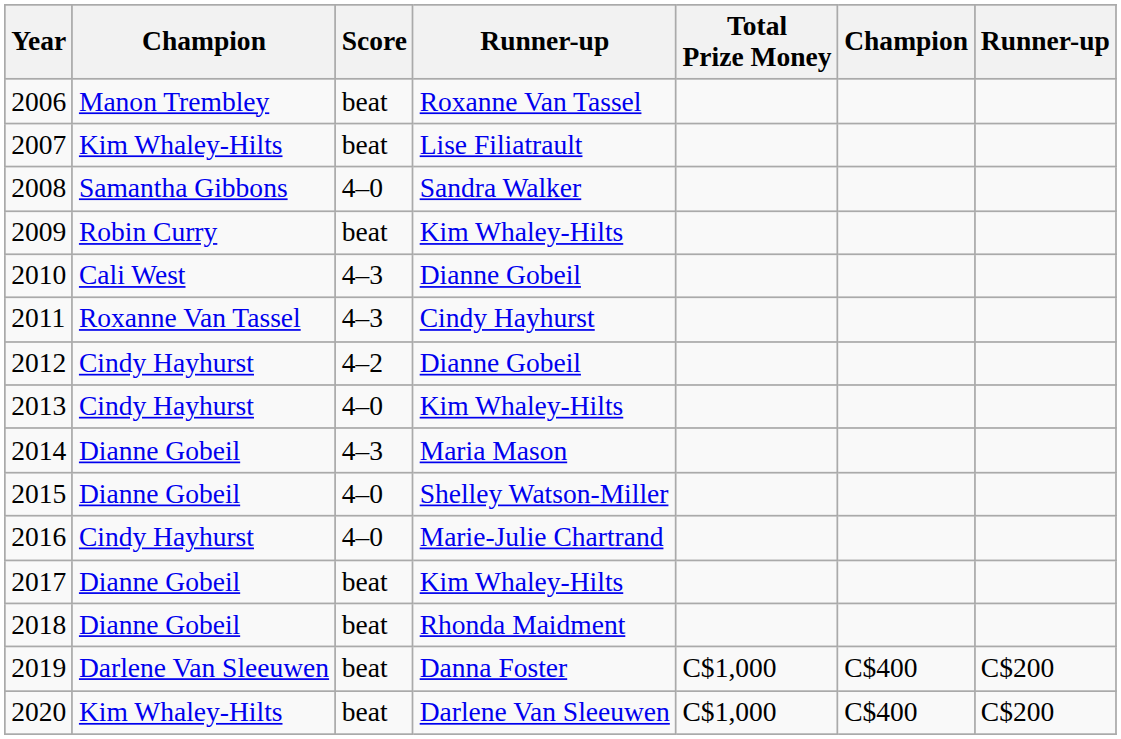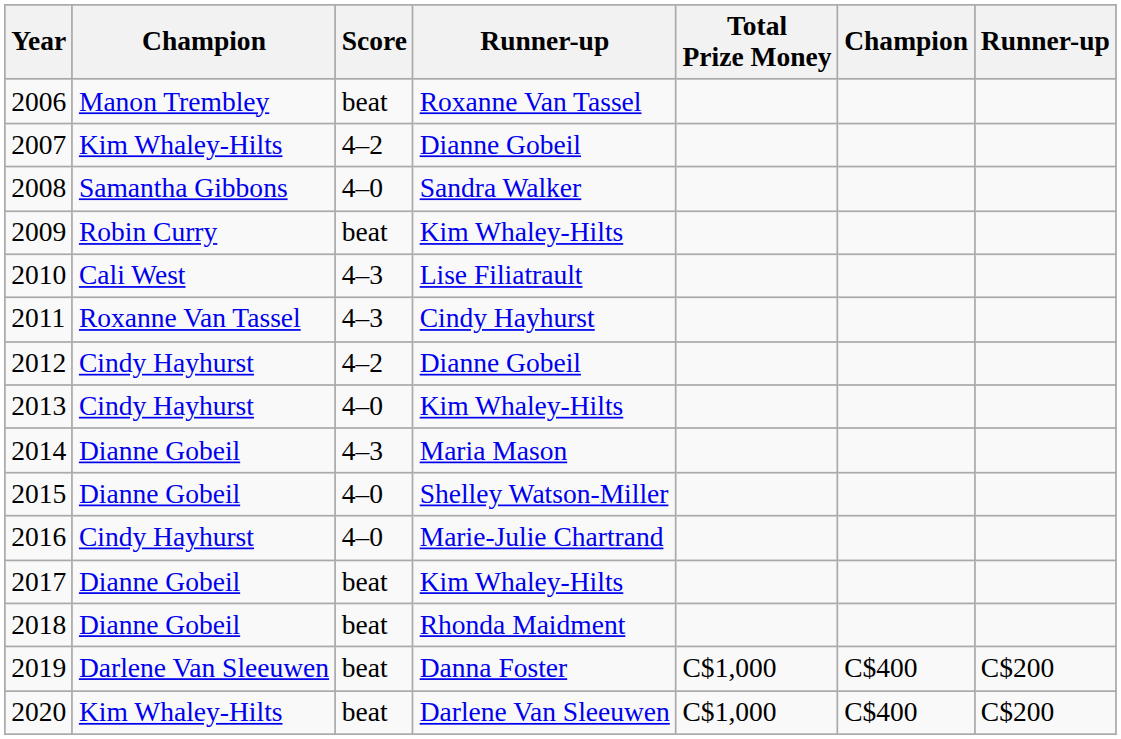(365, 144) beat -> (362, 144) 4–2
(501, 144) Lise Filiatrault -> (500, 144) Dianne Gobeil
(500, 275) Dianne Gobeil -> (501, 275) Lise Filiatrault
